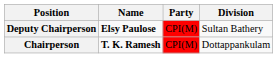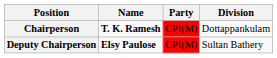rows swapped: (51, 45) <-> (51, 28)
